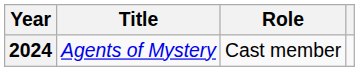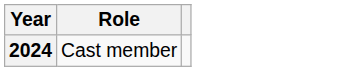- column: (139, 19)
